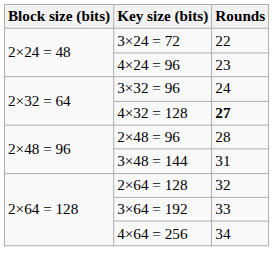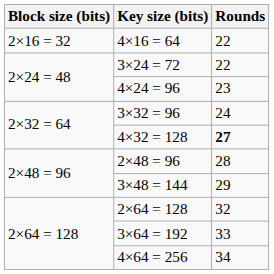+ row: (149, 40)
(223, 161) 31 -> (223, 185) 29
